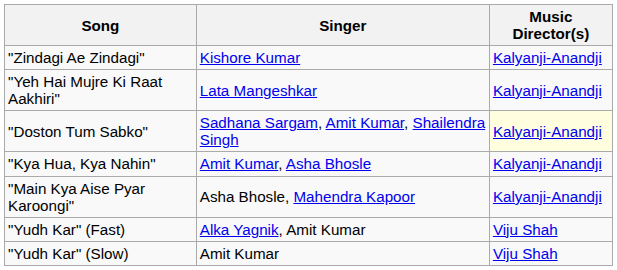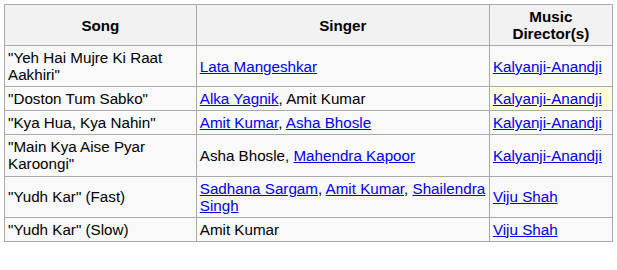- row: (76, 58)
(342, 131) Sadhana Sargam, Amit Kumar, Shailendra Singh -> (283, 99) Alka Yagnik, Amit Kumar
(283, 229) Alka Yagnik, Amit Kumar -> (342, 197) Sadhana Sargam, Amit Kumar, Shailendra Singh
